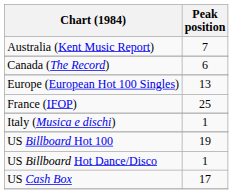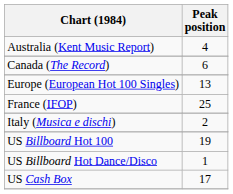(205, 46) 7 -> (205, 46) 4
(205, 122) 1 -> (205, 122) 2
